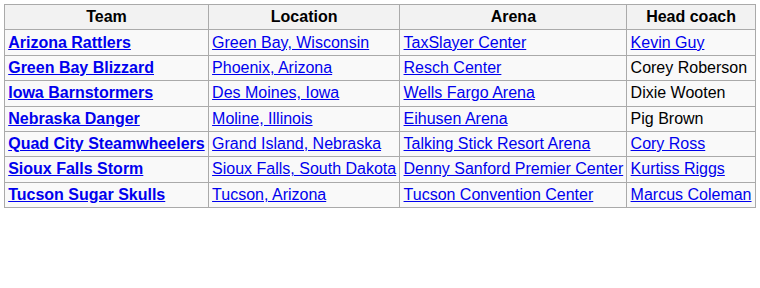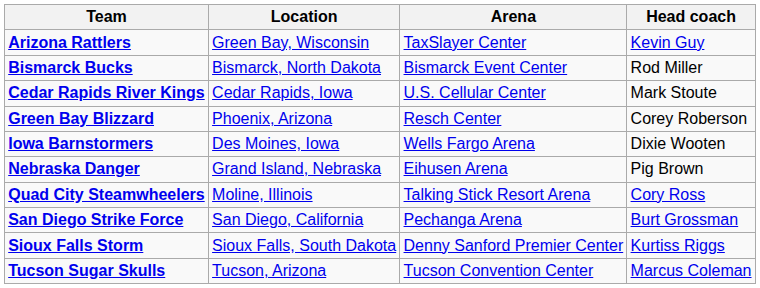+ row: (70, 67)
+ row: (106, 93)
(262, 118) Moline, Illinois -> (297, 169) Grand Island, Nebraska
(297, 144) Grand Island, Nebraska -> (262, 194) Moline, Illinois
+ row: (96, 220)
